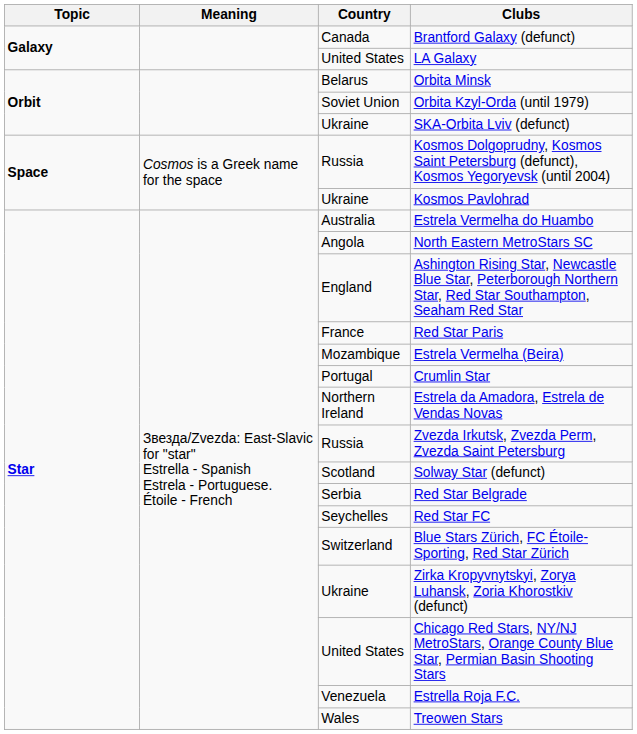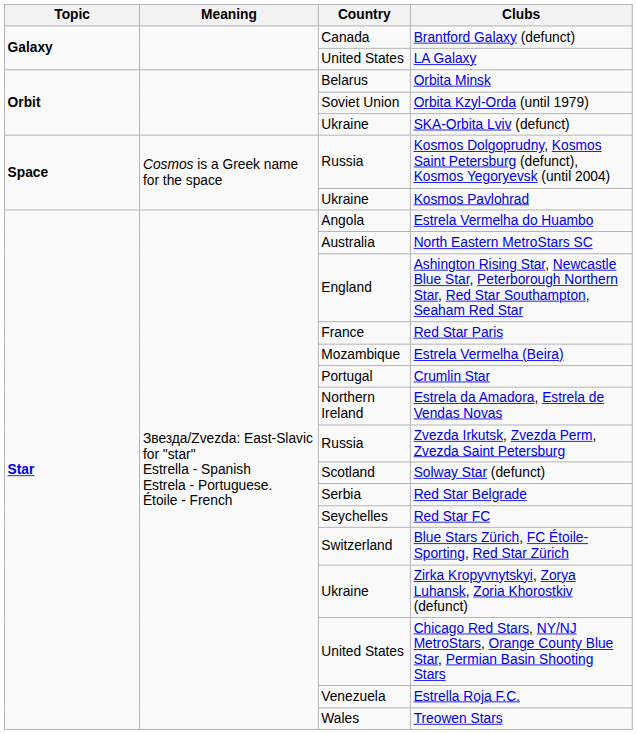(348, 220) Australia -> (343, 220) Angola
(343, 242) Angola -> (348, 242) Australia
